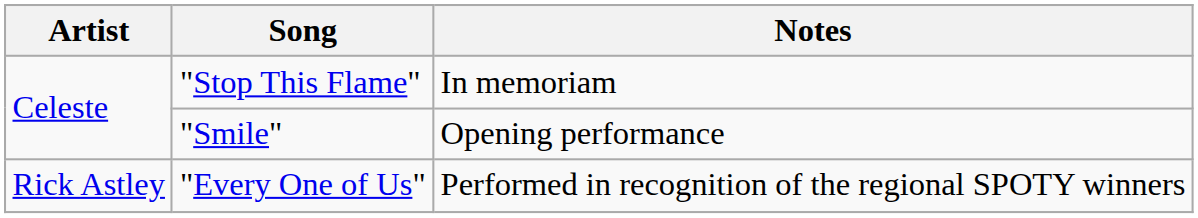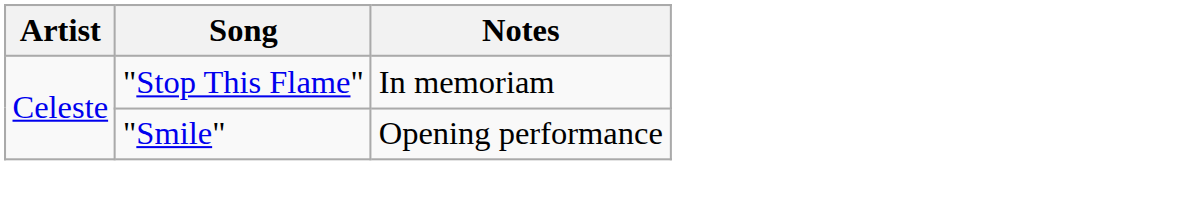- row: (303, 184)
